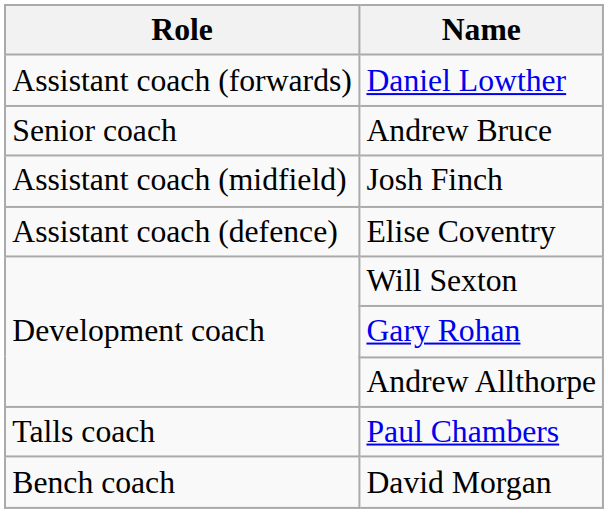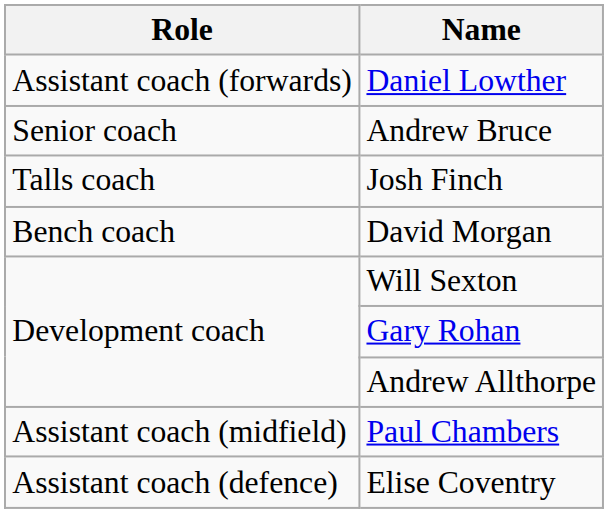(179, 180) Assistant coach (midfield) -> (84, 180) Talls coach
rows swapped: (461, 230) <-> (459, 481)
(84, 431) Talls coach -> (179, 431) Assistant coach (midfield)
